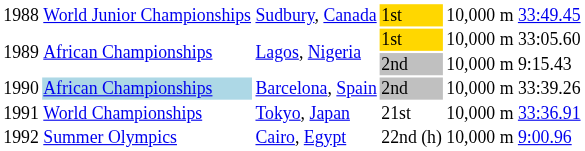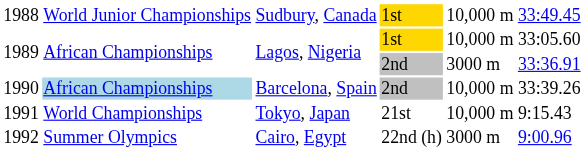(480, 64) 10,000 m -> (473, 64) 3000 m
(545, 64) 9:15.43 -> (549, 64) 33:36.91
(549, 112) 33:36.91 -> (545, 112) 9:15.43
(480, 137) 10,000 m -> (473, 137) 3000 m
